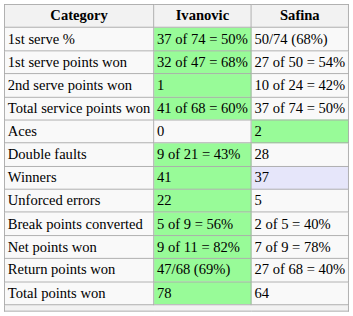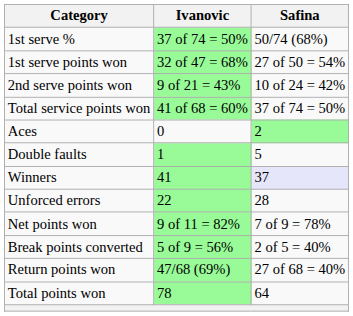(161, 85) 1 -> (199, 85) 9 of 21 = 43%
(199, 154) 9 of 21 = 43% -> (161, 154) 1
(262, 154) 28 -> (258, 154) 5
(258, 200) 5 -> (262, 200) 28
rows swapped: (52, 246) <-> (75, 223)
